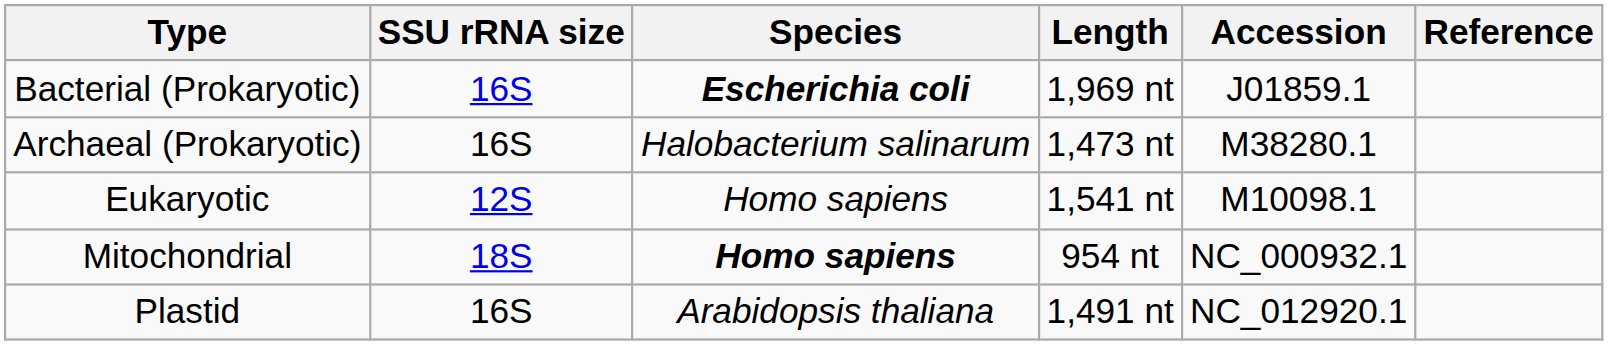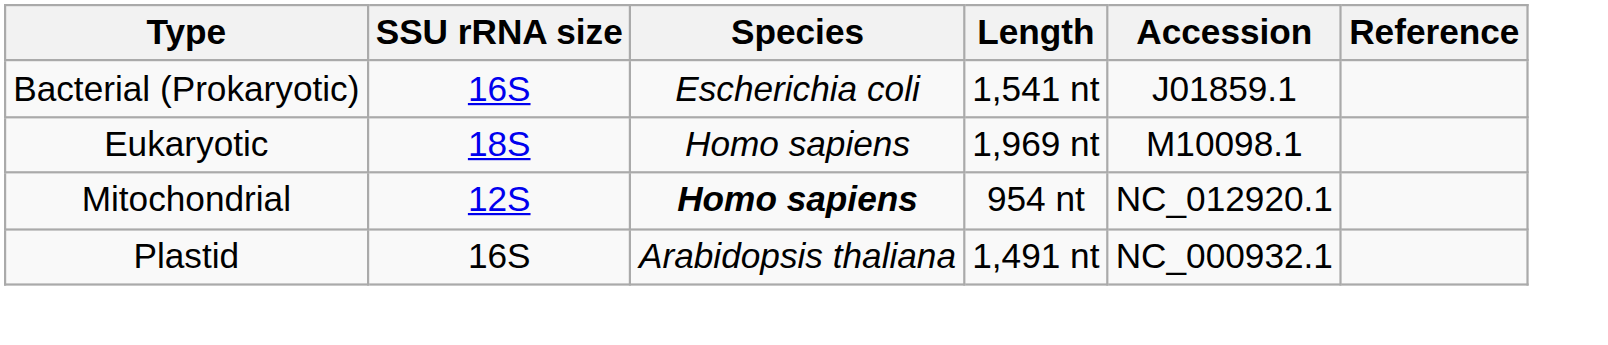(836, 88) bold -> (798, 88) normal
(1110, 88) 1,969 nt -> (1036, 88) 1,541 nt
- row: (187, 144)
(501, 199) 12S -> (499, 144) 18S
(1110, 199) 1,541 nt -> (1036, 144) 1,969 nt
(501, 255) 18S -> (499, 199) 12S
(1299, 255) NC_000932.1 -> (1224, 199) NC_012920.1
(1299, 311) NC_012920.1 -> (1224, 255) NC_000932.1
